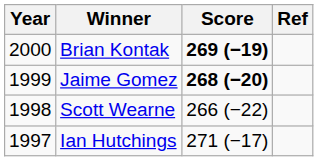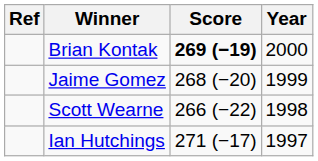columns swapped: (30, 19) <-> (293, 19)
(227, 79) bold -> (216, 79) normal
